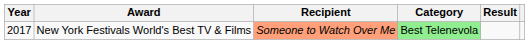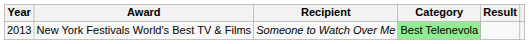(19, 30) 2017 -> (19, 30) 2013
(326, 30) lightsalmon background -> (326, 30) no background
